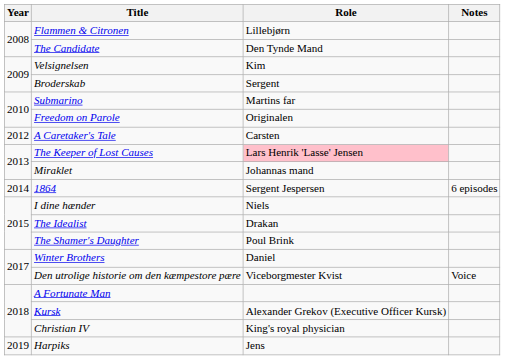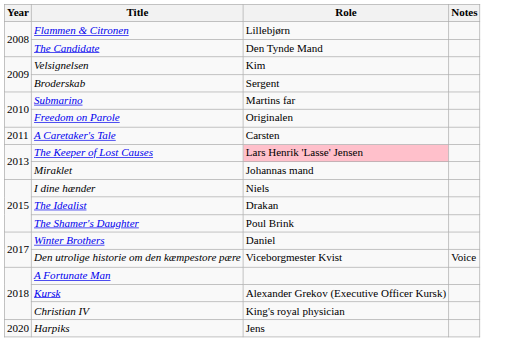(18, 135) 2012 -> (18, 135) 2011
- row: (45, 188)
(18, 345) 2019 -> (18, 328) 2020
